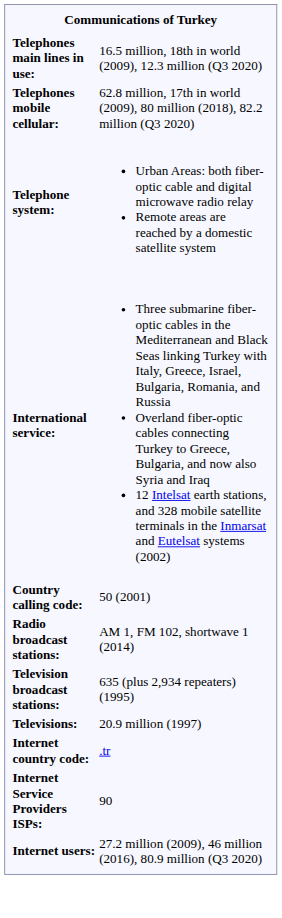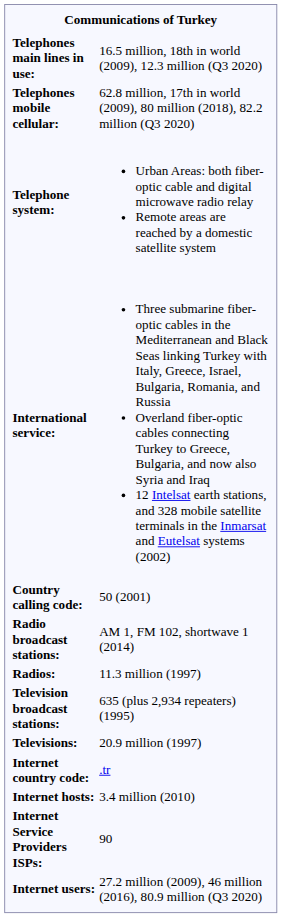+ row: (34, 673)
+ row: (53, 796)
